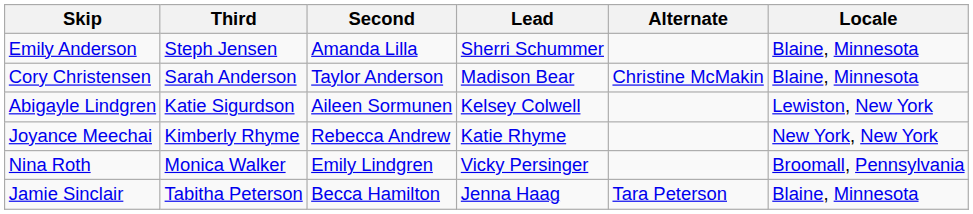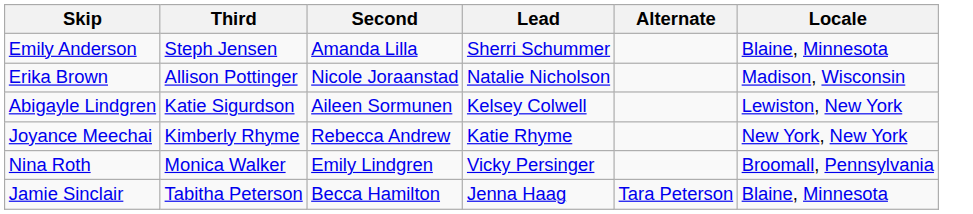+ row: (58, 77)
- row: (80, 77)
